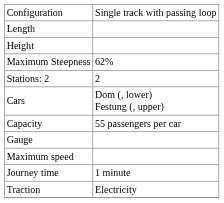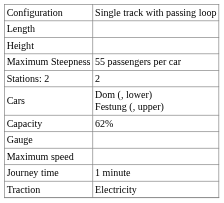(104, 62) 62% -> (138, 62) 55 passengers per car
(138, 123) 55 passengers per car -> (104, 123) 62%
